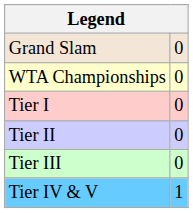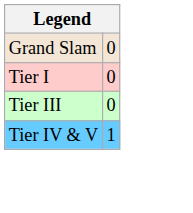- row: (87, 76)
- row: (32, 134)
